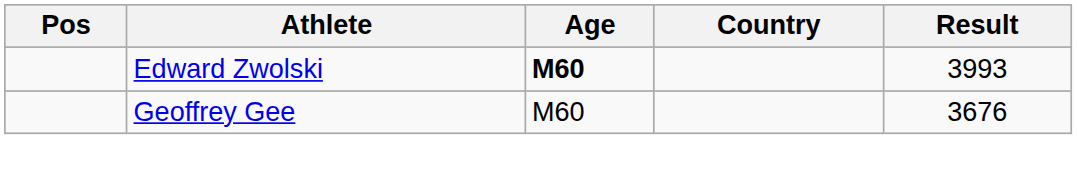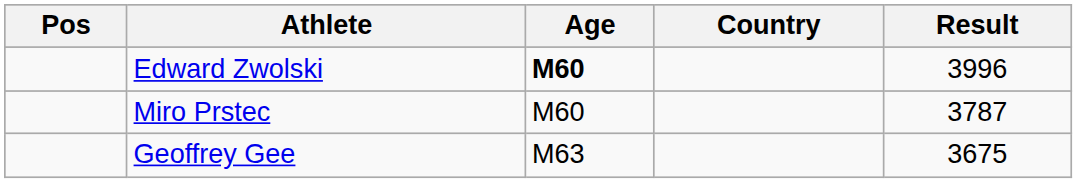(977, 68) 3993 -> (977, 68) 3996
+ row: (202, 111)
(558, 111) M60 -> (558, 154) M63
(977, 111) 3676 -> (977, 154) 3675
